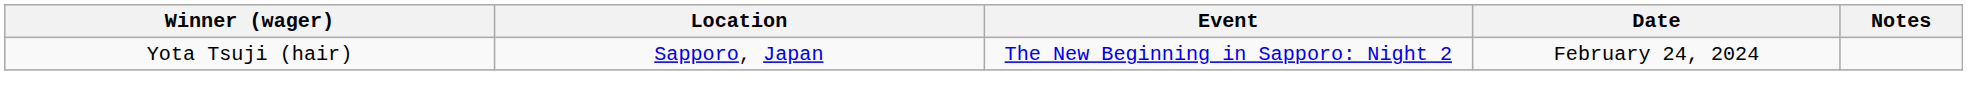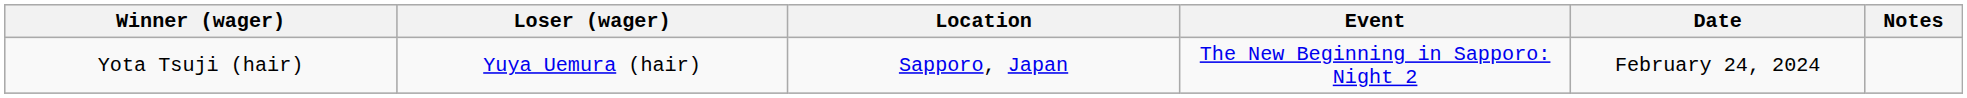+ column: (592, 21)
